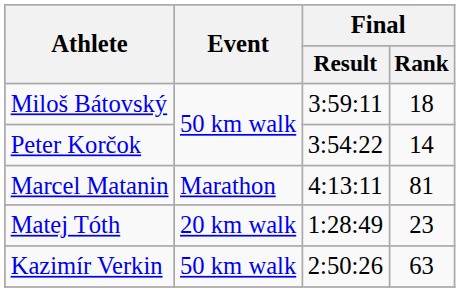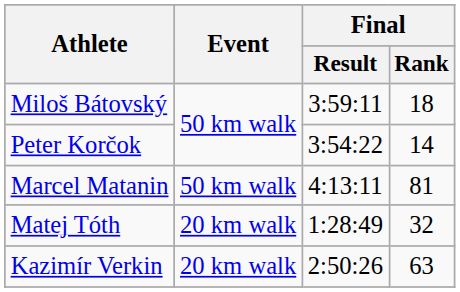(228, 185) Marathon -> (238, 185) 50 km walk
(422, 226) 23 -> (422, 226) 32
(238, 266) 50 km walk -> (238, 266) 20 km walk
